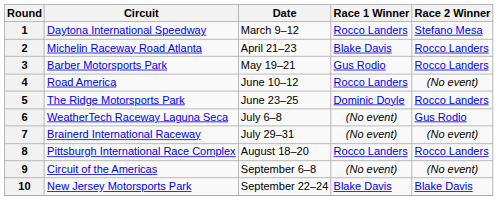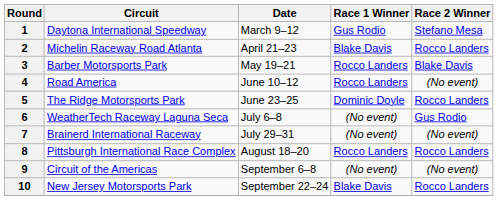(371, 30) Rocco Landers -> (360, 30) Gus Rodio
(360, 65) Gus Rodio -> (371, 65) Rocco Landers
(452, 65) Rocco Landers -> (444, 65) Blake Davis
(444, 186) Blake Davis -> (452, 186) Rocco Landers
